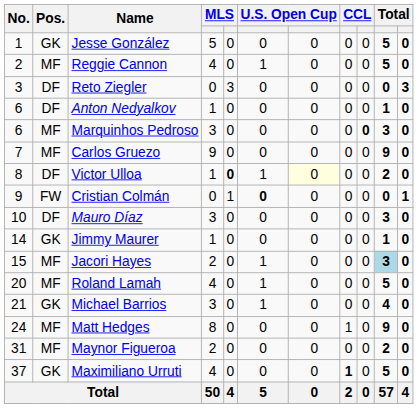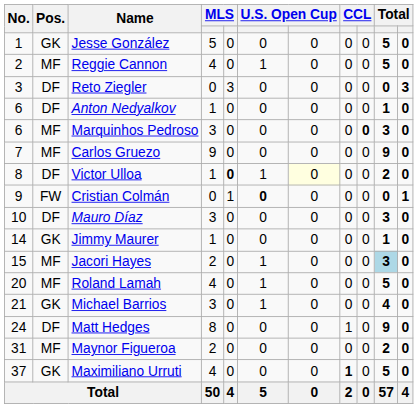(51, 327) MF -> (51, 327) DF
